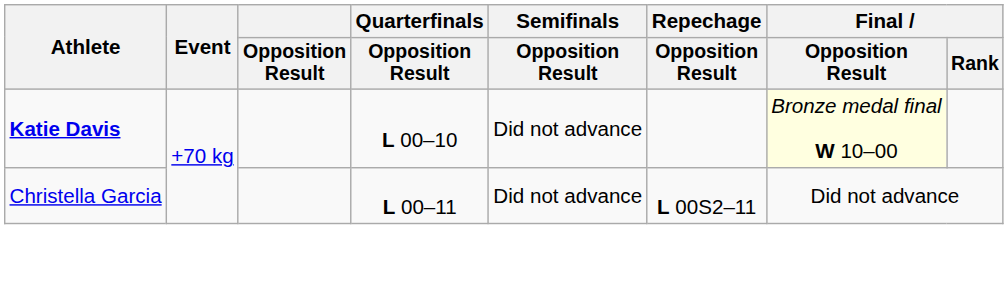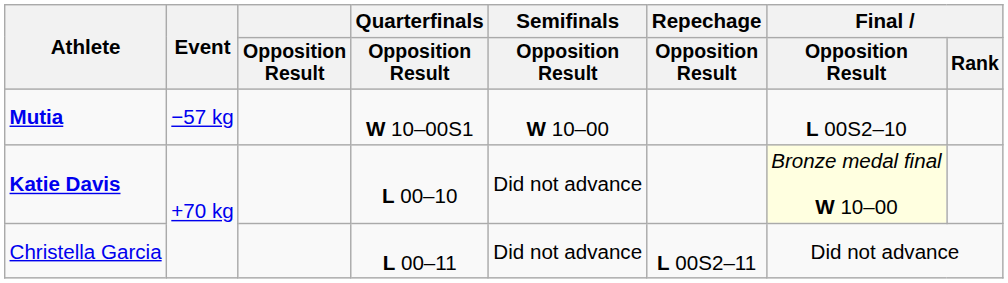+ row: (36, 117)
